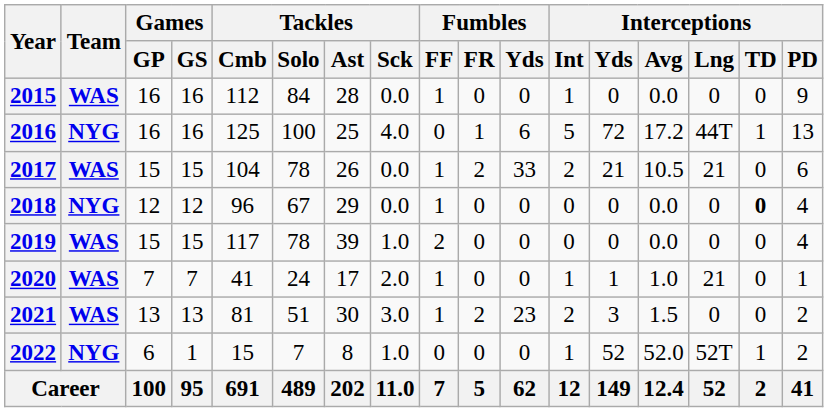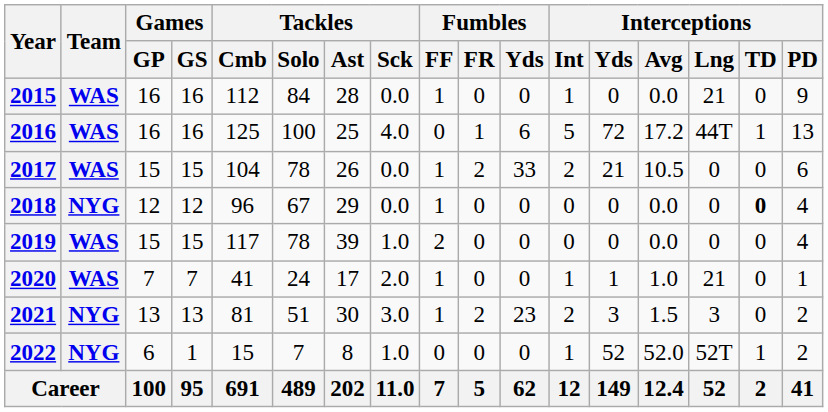(714, 95) 0 -> (714, 95) 21
(94, 132) NYG -> (94, 132) WAS
(714, 168) 21 -> (714, 168) 0
(94, 315) WAS -> (94, 315) NYG
(714, 315) 0 -> (714, 315) 3
